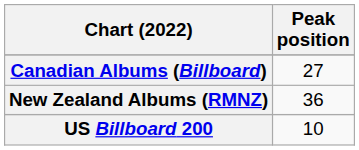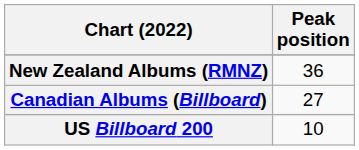rows swapped: (139, 70) <-> (139, 99)
